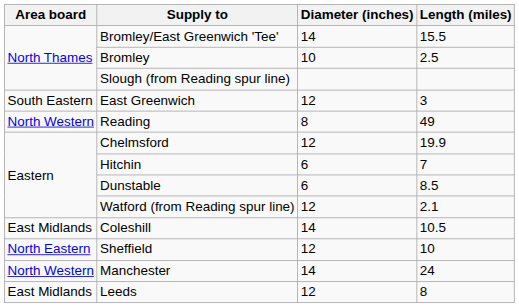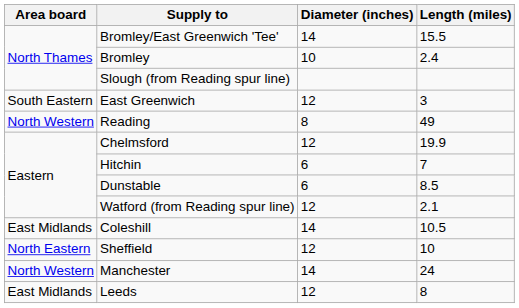(429, 57) 2.5 -> (429, 57) 2.4
